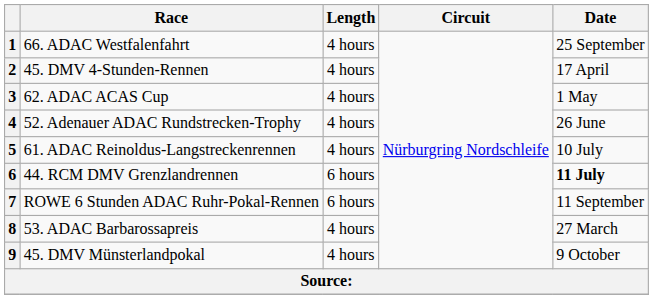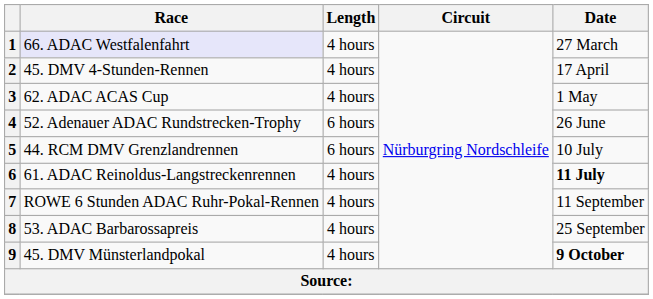(107, 44) no background -> (107, 44) lavender background
(600, 44) 25 September -> (587, 44) 27 March
(351, 123) 4 hours -> (351, 123) 6 hours
(160, 149) 61. ADAC Reinoldus-Langstreckenrennen -> (131, 149) 44. RCM DMV Grenzlandrennen
(351, 149) 4 hours -> (351, 149) 6 hours
(131, 176) 44. RCM DMV Grenzlandrennen -> (160, 176) 61. ADAC Reinoldus-Langstreckenrennen
(351, 176) 6 hours -> (351, 176) 4 hours
(351, 202) 6 hours -> (351, 202) 4 hours
(587, 228) 27 March -> (600, 228) 25 September
(588, 255) normal -> (590, 255) bold
